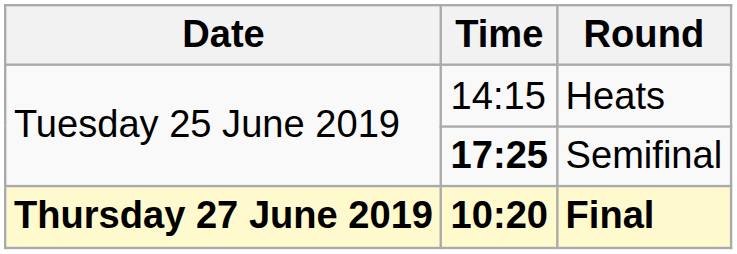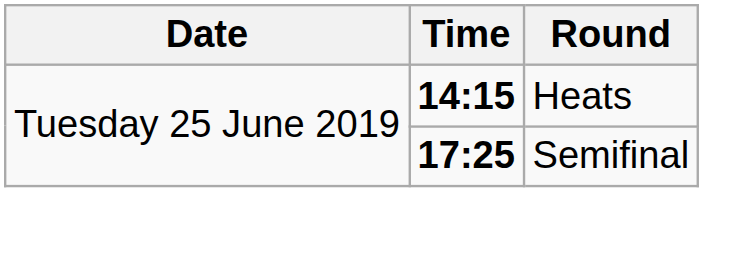(498, 95) normal -> (466, 95) bold
- row: (610, 215)
